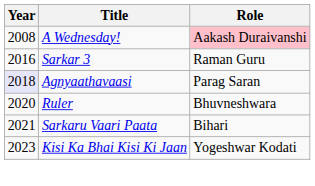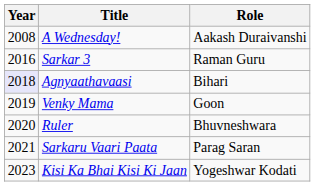(250, 37) pink background -> (250, 37) no background
(227, 81) Parag Saran -> (211, 81) Bihari
+ row: (78, 103)
(211, 125) Bihari -> (227, 147) Parag Saran
